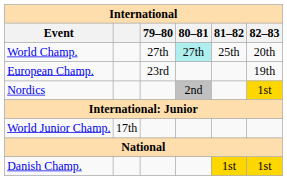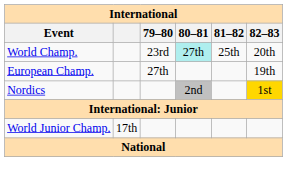(158, 52) 27th -> (158, 52) 23rd
(158, 71) 23rd -> (158, 71) 27th
- row: (44, 166)
